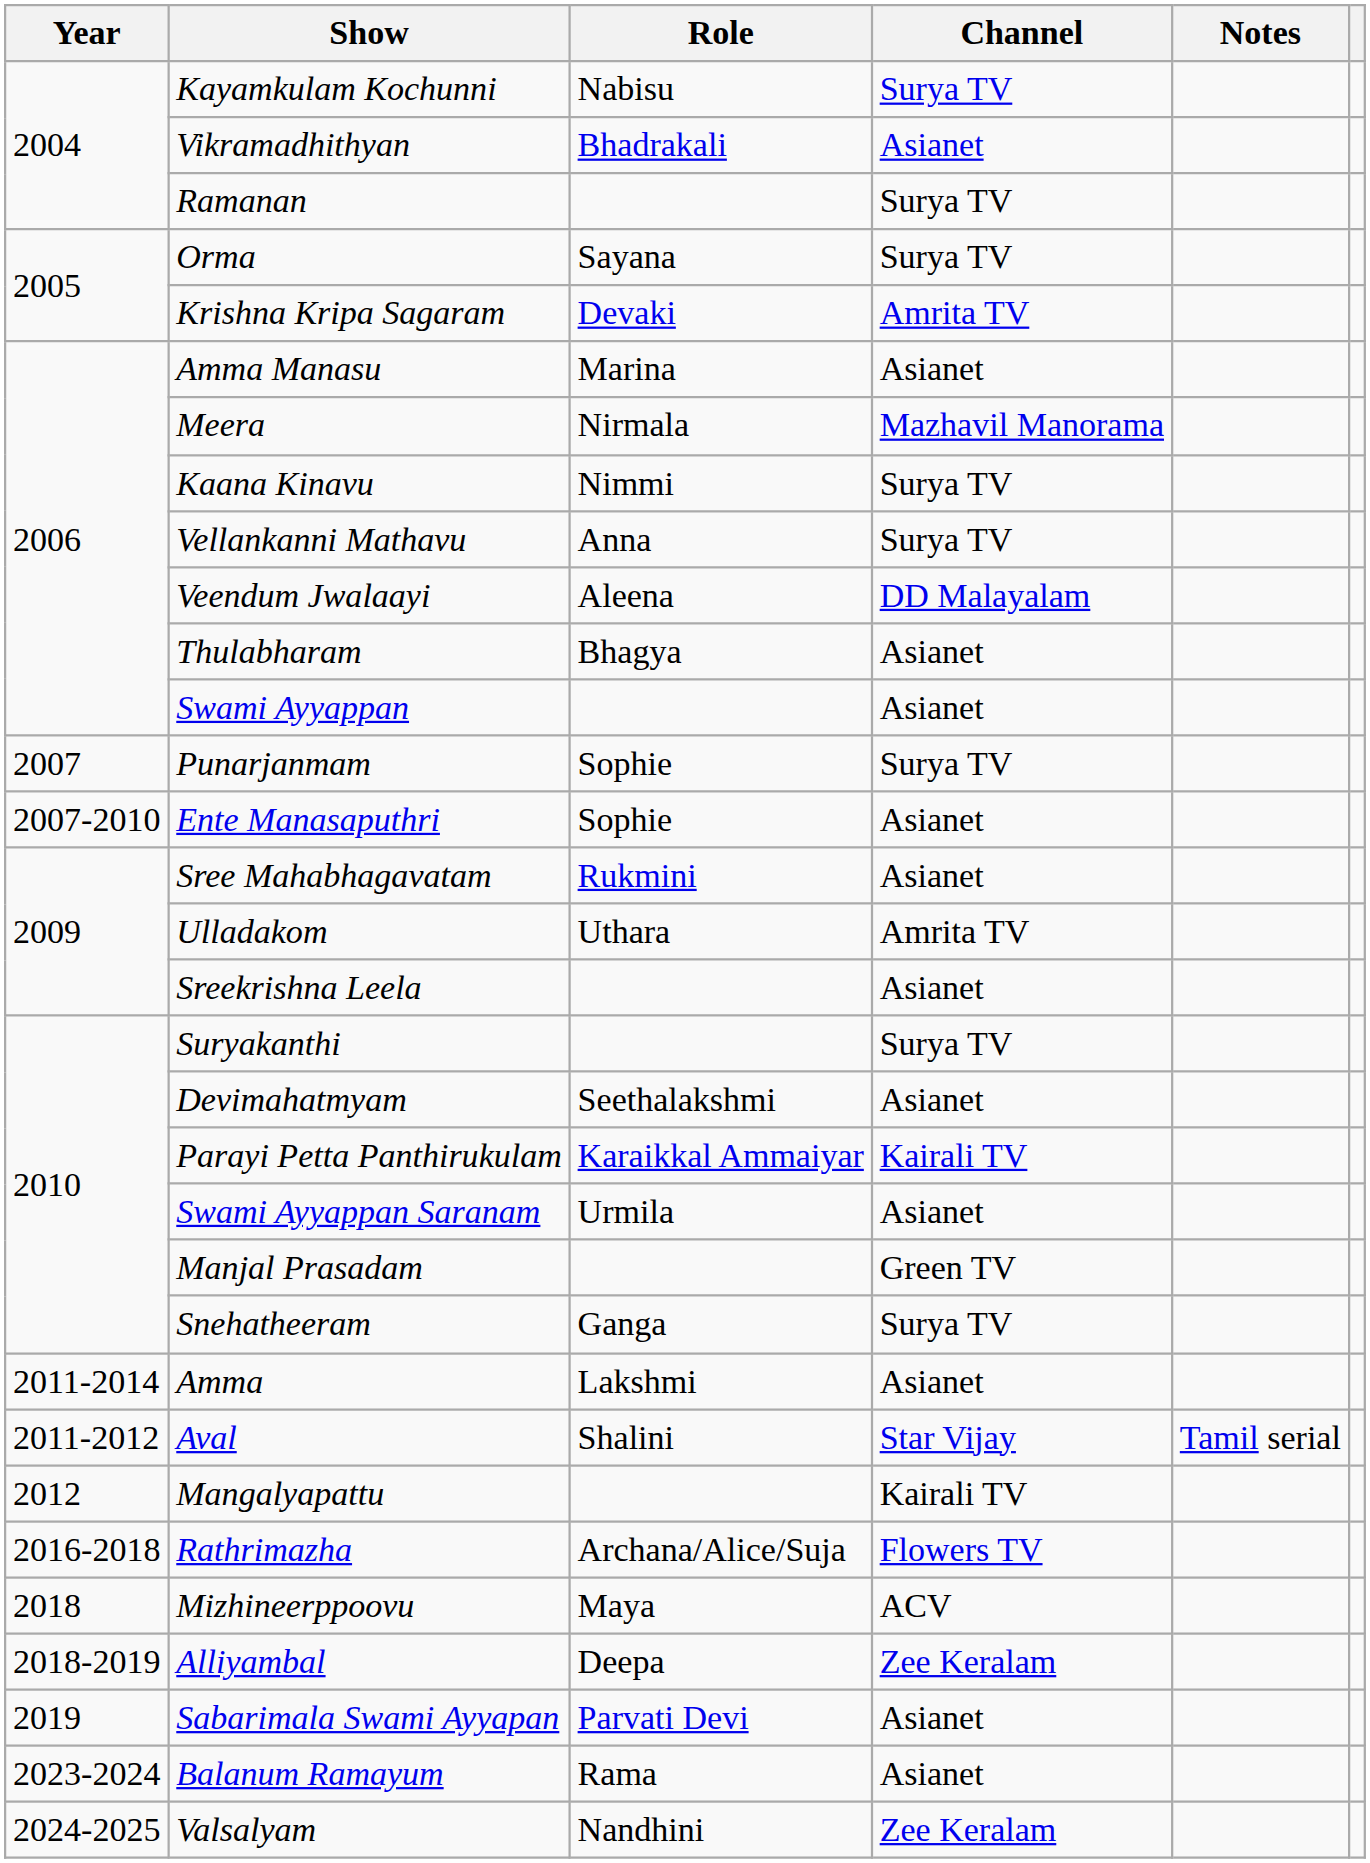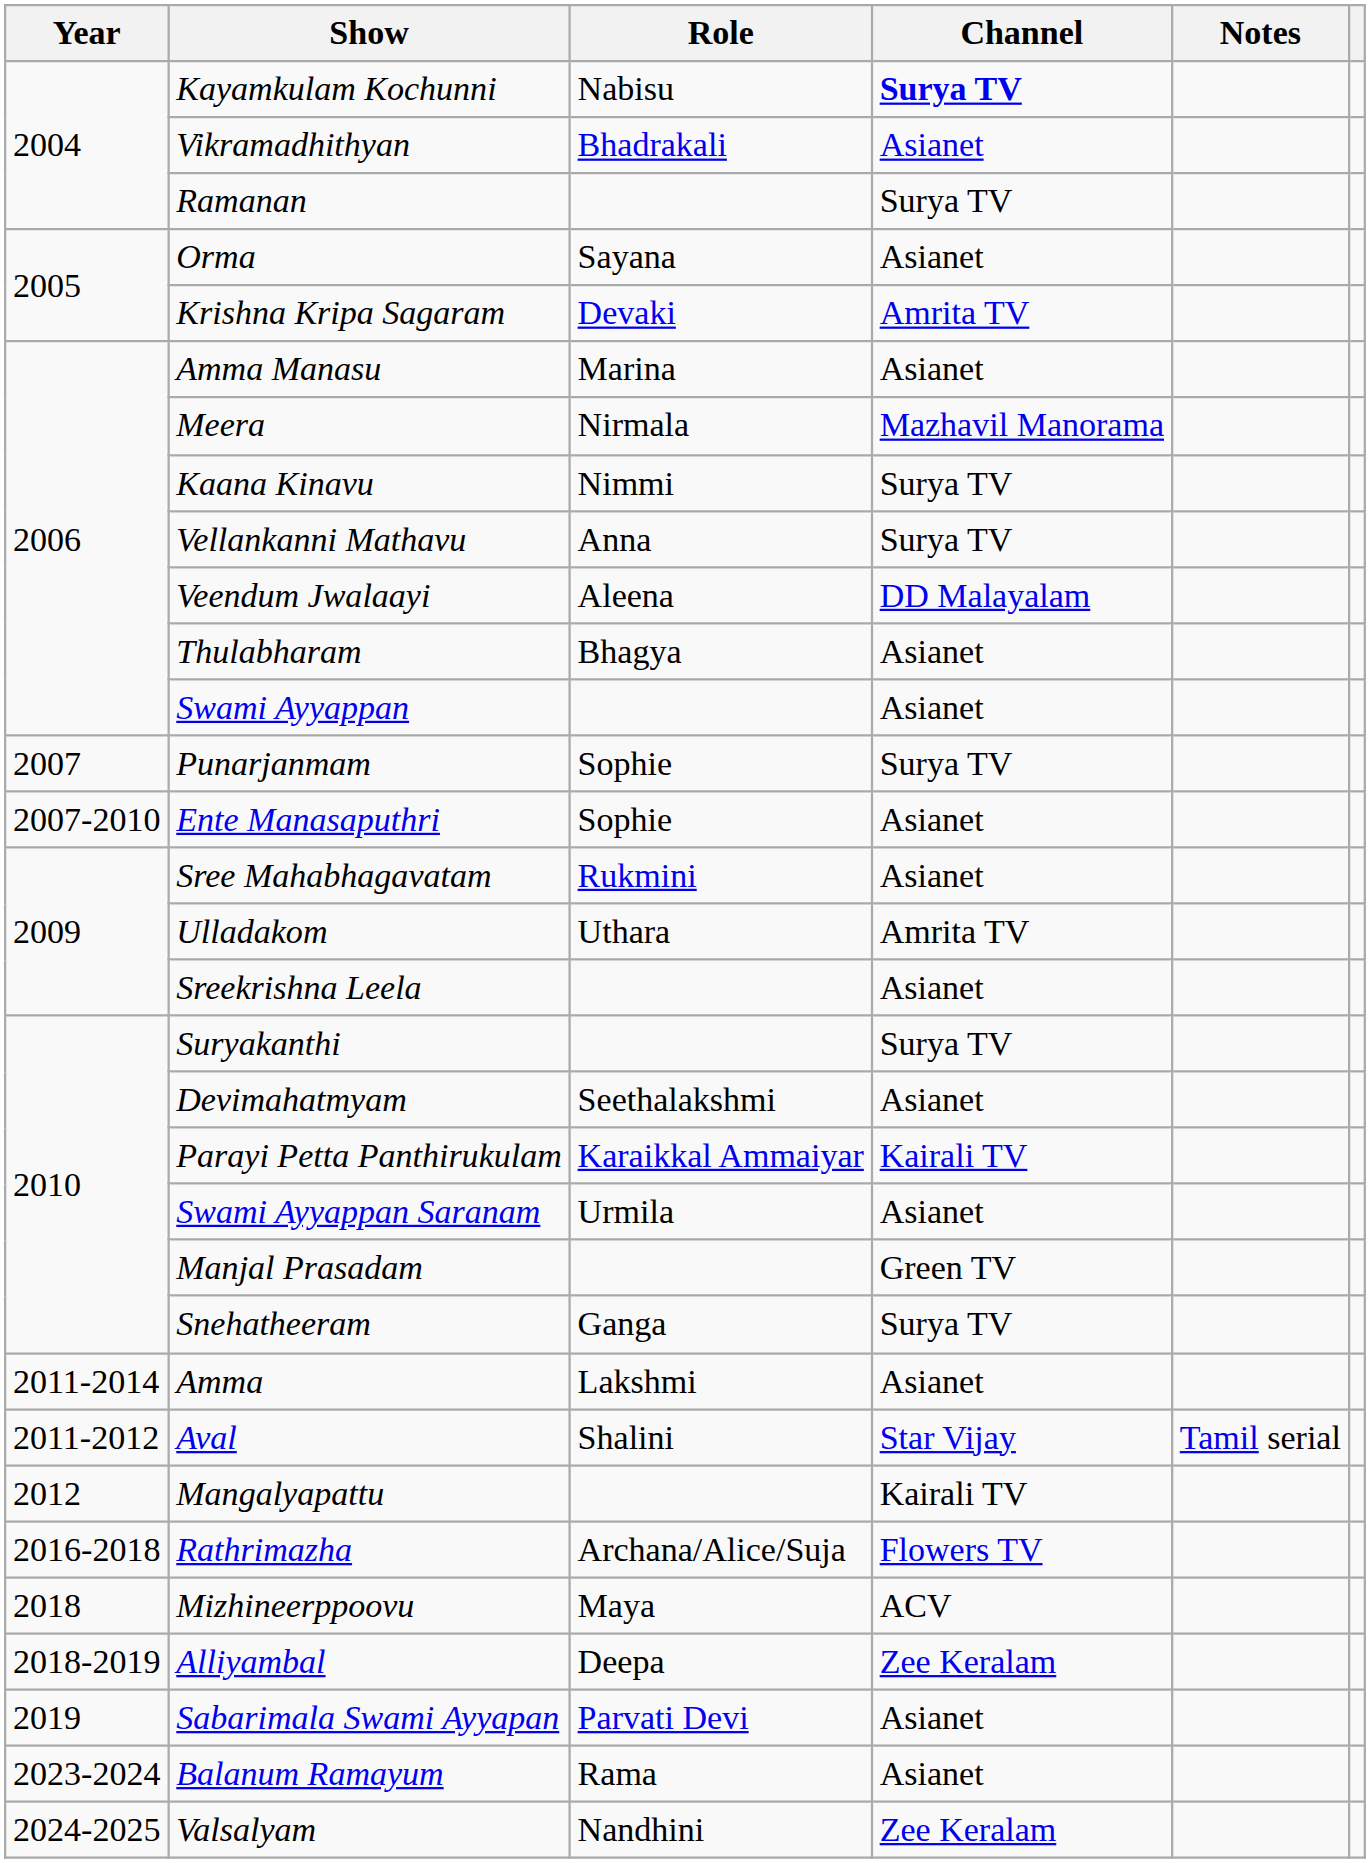(946, 88) normal -> (951, 88) bold
(946, 257) Surya TV -> (932, 257) Asianet
